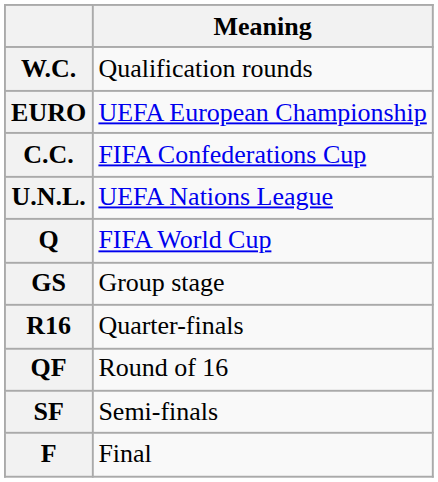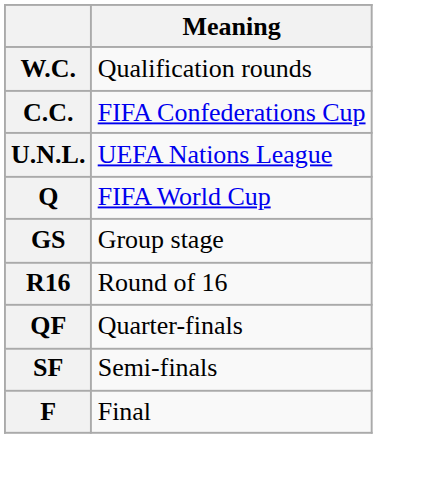- row: (49, 111)
(171, 325) Quarter-finals -> (163, 282) Round of 16
(163, 368) Round of 16 -> (170, 325) Quarter-finals
